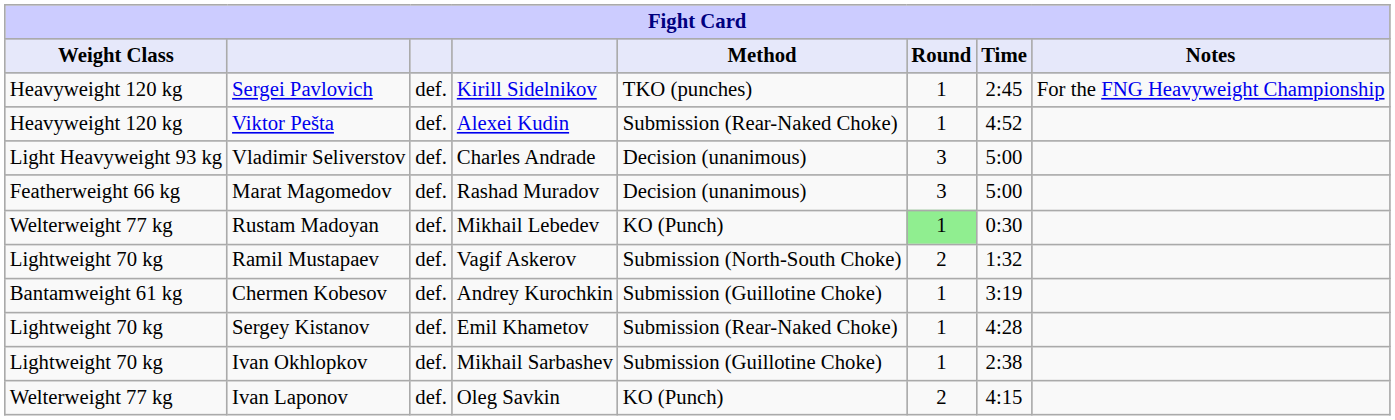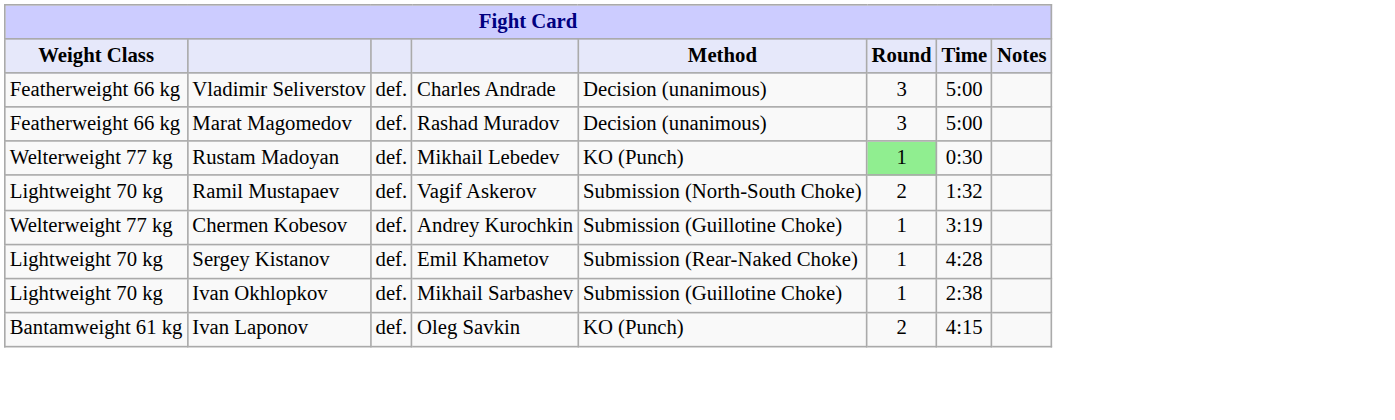- row: (302, 89)
- row: (283, 123)
(116, 158) Light Heavyweight 93 kg -> (95, 89) Featherweight 66 kg
(96, 294) Bantamweight 61 kg -> (91, 226) Welterweight 77 kg
(91, 397) Welterweight 77 kg -> (96, 328) Bantamweight 61 kg
